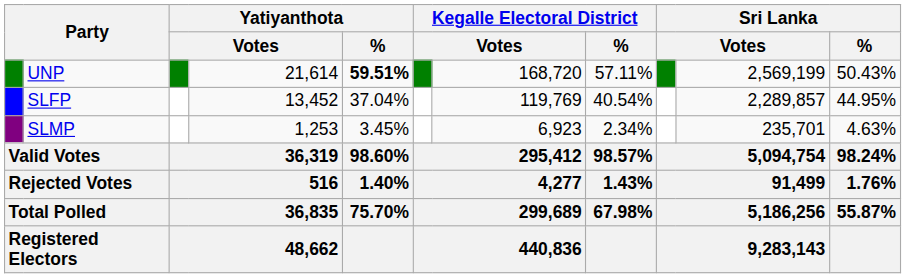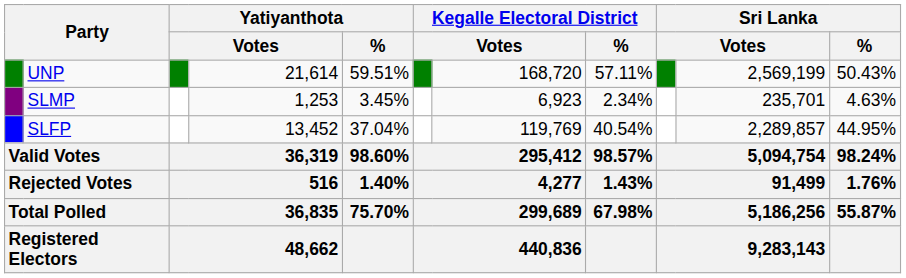(379, 73) bold -> (379, 73) normal
rows swapped: (49, 101) <-> (51, 128)
